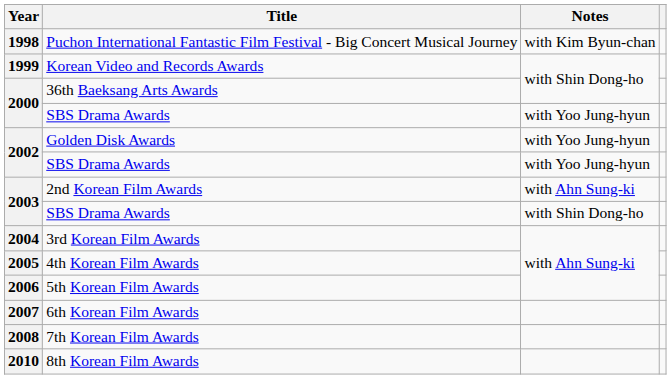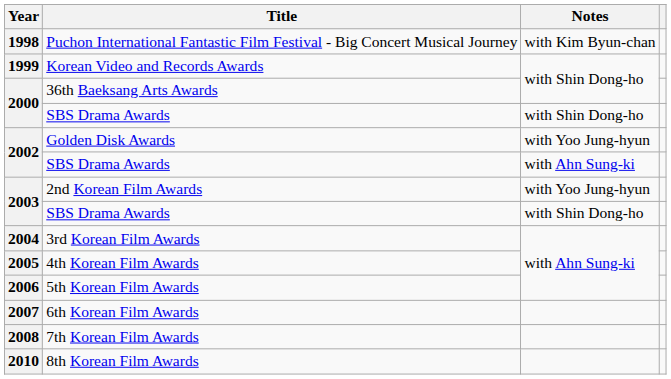(587, 115) with Yoo Jung-hyun -> (584, 115) with Shin Dong-ho
(587, 164) with Yoo Jung-hyun -> (580, 164) with Ahn Sung-ki
(580, 189) with Ahn Sung-ki -> (587, 189) with Yoo Jung-hyun
